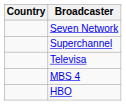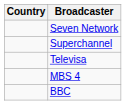+ row: (60, 92)
- row: (61, 92)
